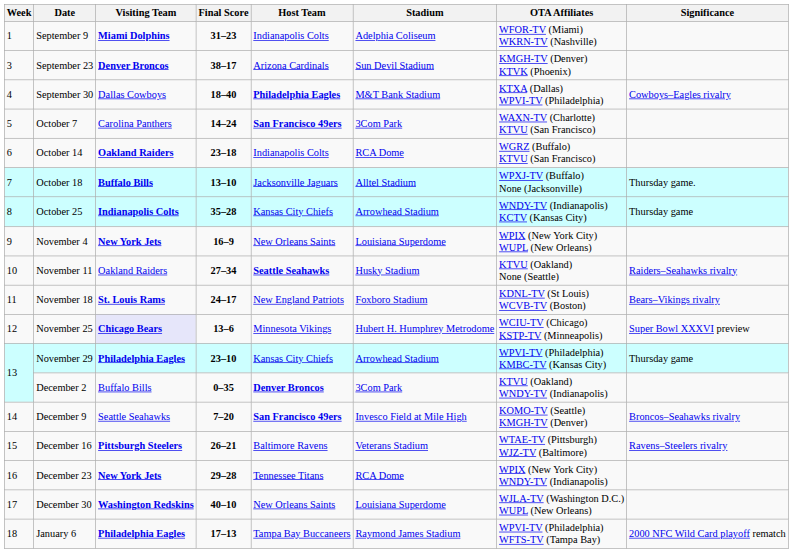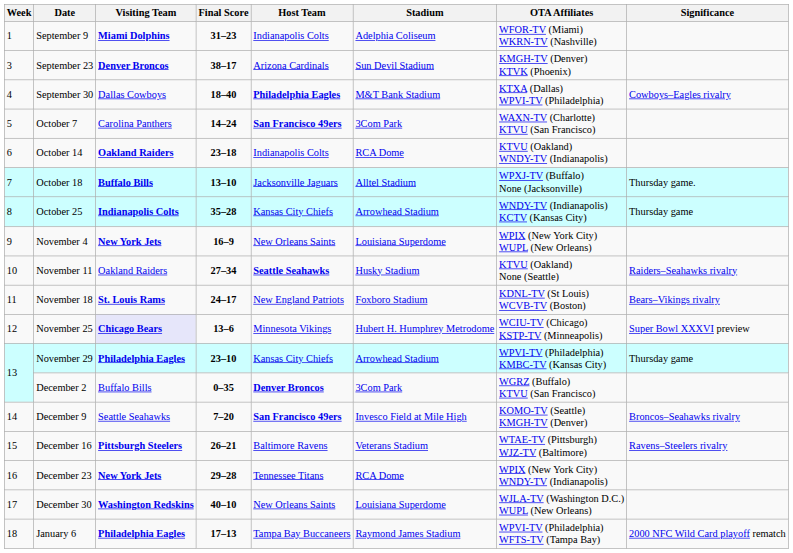(547, 153) WGRZ (Buffalo) KTVU (San Francisco) -> (553, 153) KTVU (Oakland) WNDY-TV (Indianapolis)
(553, 387) KTVU (Oakland) WNDY-TV (Indianapolis) -> (547, 387) WGRZ (Buffalo) KTVU (San Francisco)
